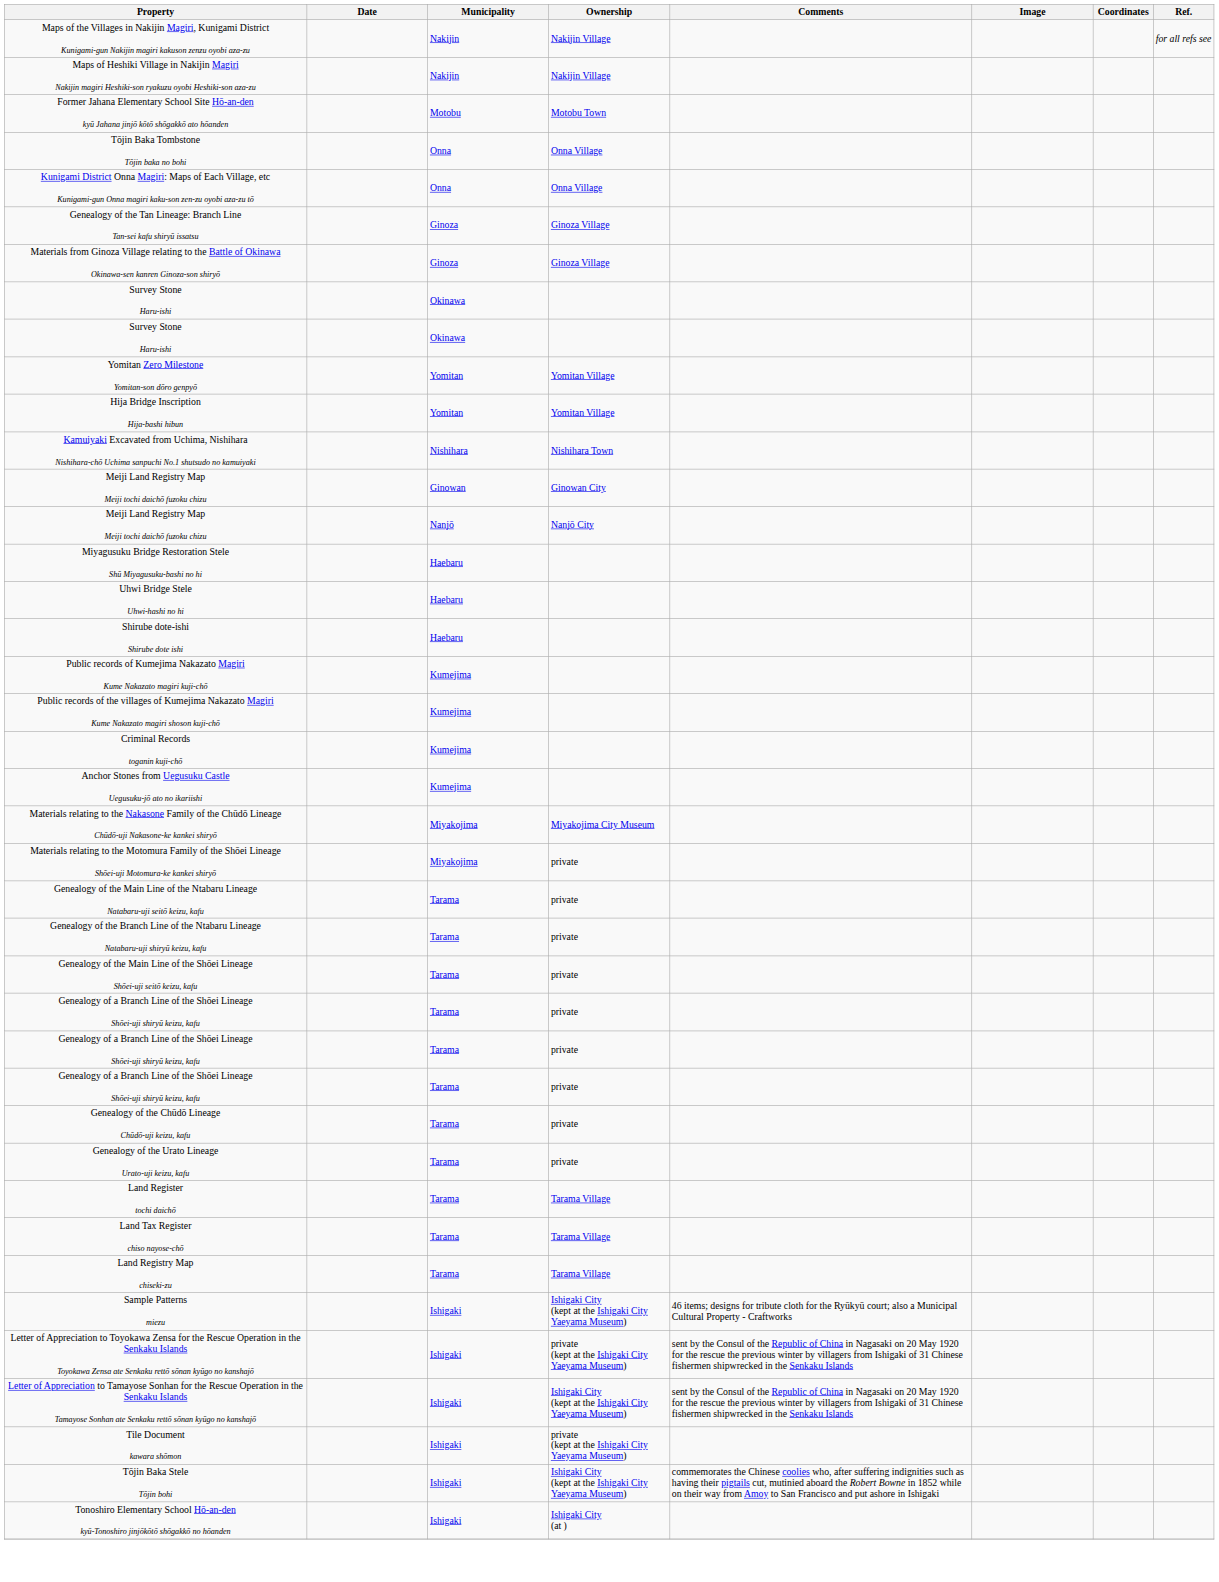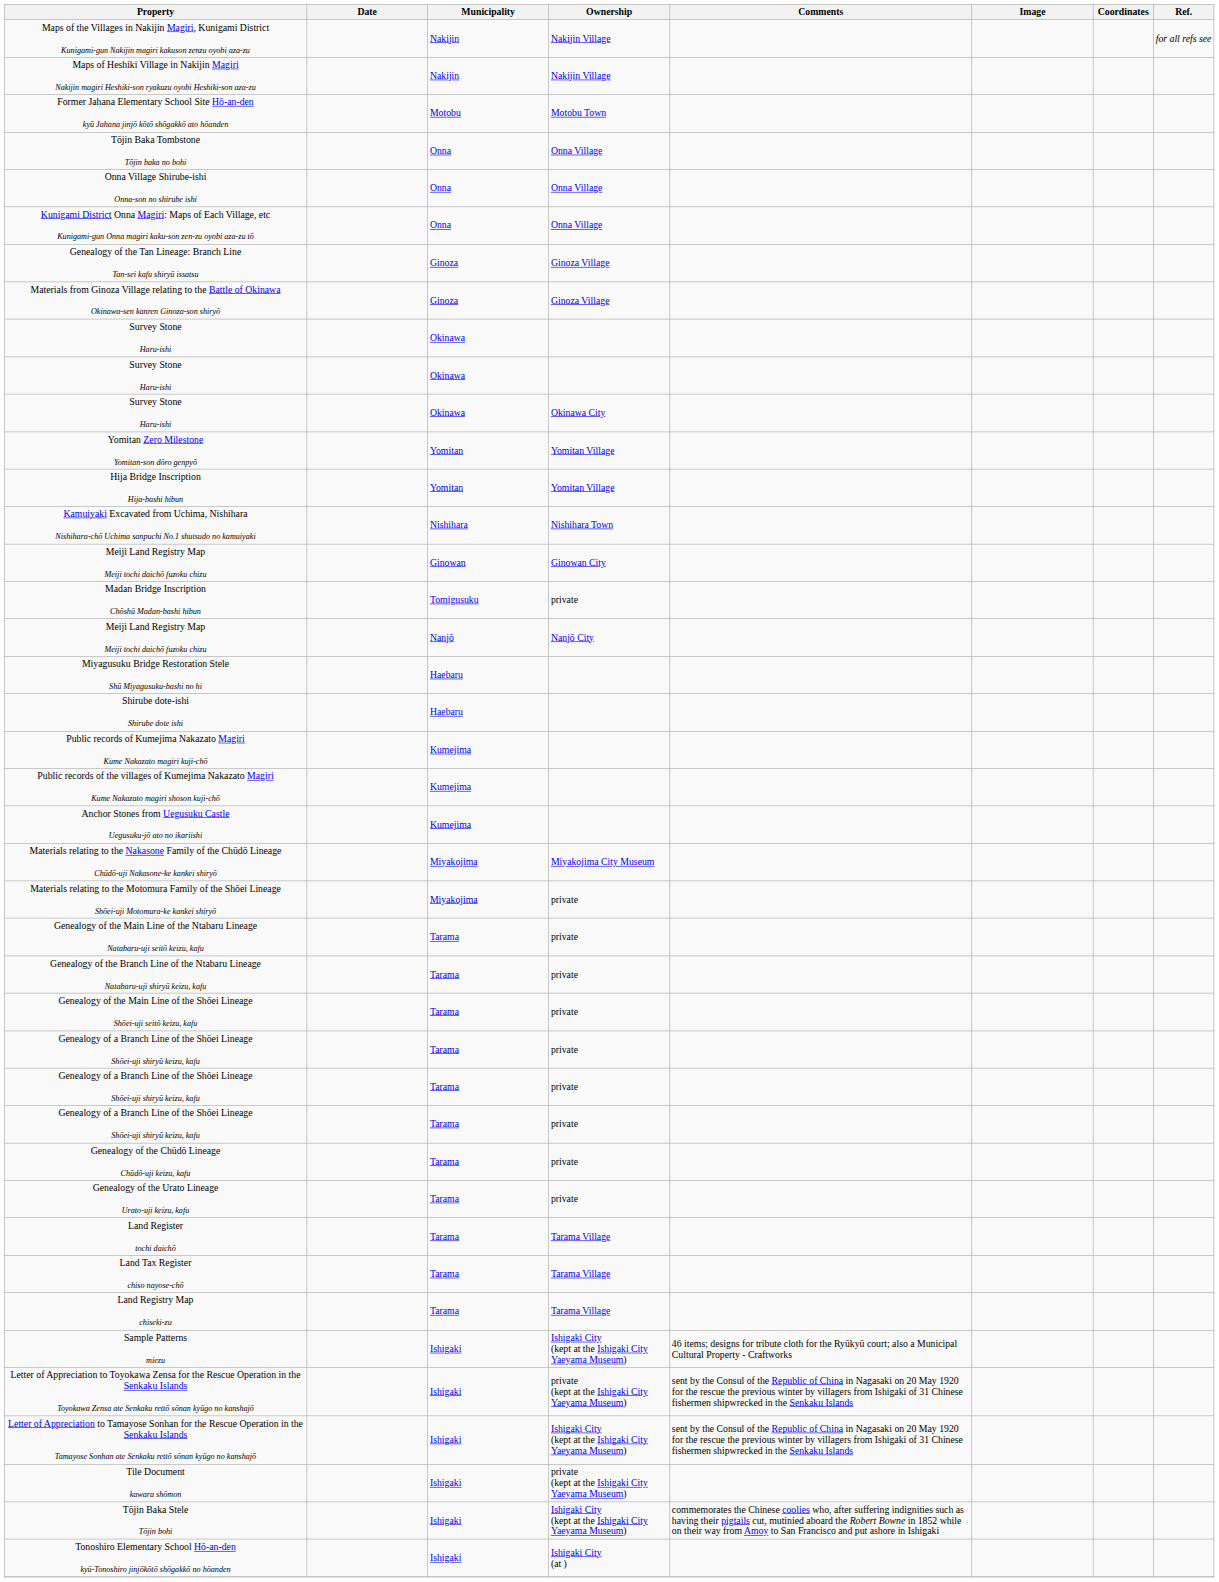+ row: (156, 188)
+ row: (156, 413)
+ row: (156, 600)
- row: (156, 600)
- row: (156, 750)
